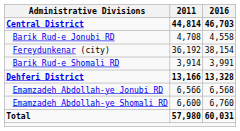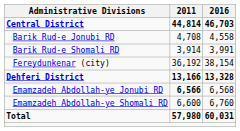rows swapped: (66, 63) <-> (61, 50)
(189, 90) normal -> (189, 90) bold
